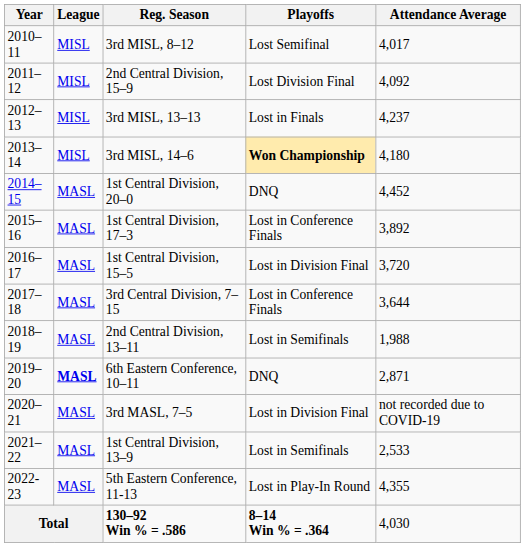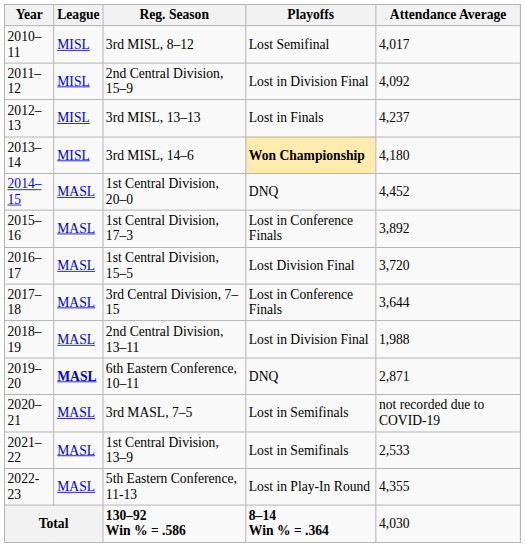(302, 81) Lost Division Final -> (309, 81) Lost in Division Final
(309, 265) Lost in Division Final -> (302, 265) Lost Division Final
(299, 339) Lost in Semifinals -> (309, 339) Lost in Division Final
(309, 413) Lost in Division Final -> (299, 413) Lost in Semifinals
